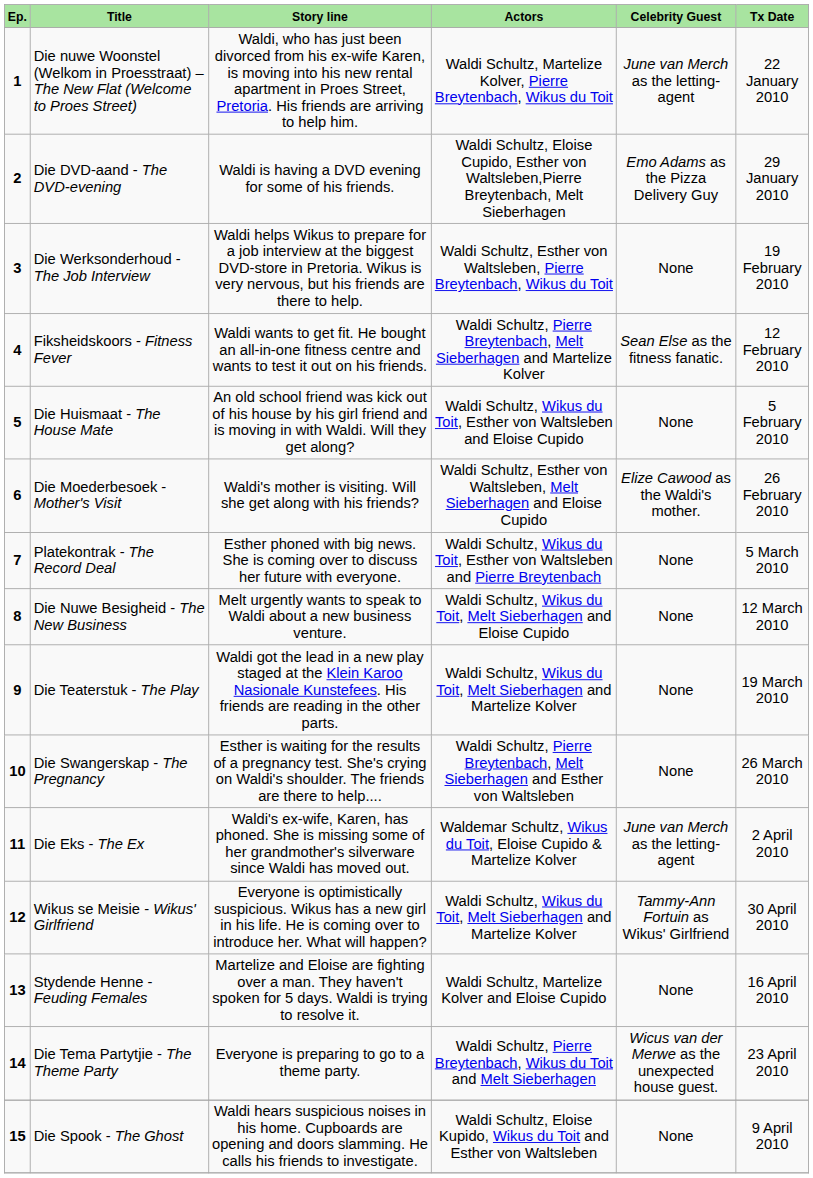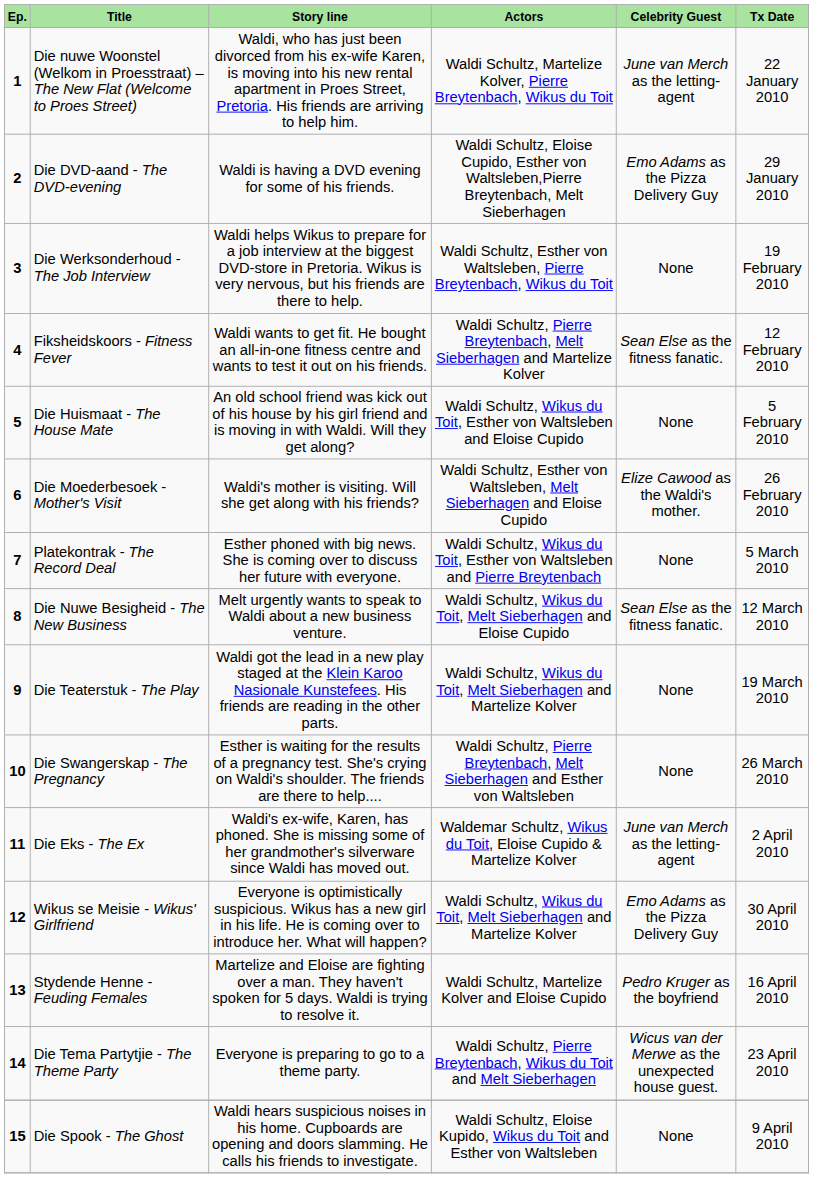(676, 616) None -> (676, 616) Sean Else as the fitness fanatic.
(676, 917) Tammy-Ann Fortuin as Wikus' Girlfriend -> (676, 917) Emo Adams as the Pizza Delivery Guy
(676, 990) None -> (676, 990) Pedro Kruger as the boyfriend
